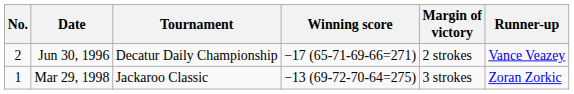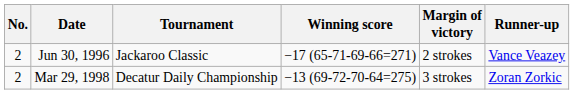(197, 55) Decatur Daily Championship -> (162, 55) Jackaroo Classic
(18, 78) 1 -> (18, 78) 2
(162, 78) Jackaroo Classic -> (197, 78) Decatur Daily Championship
